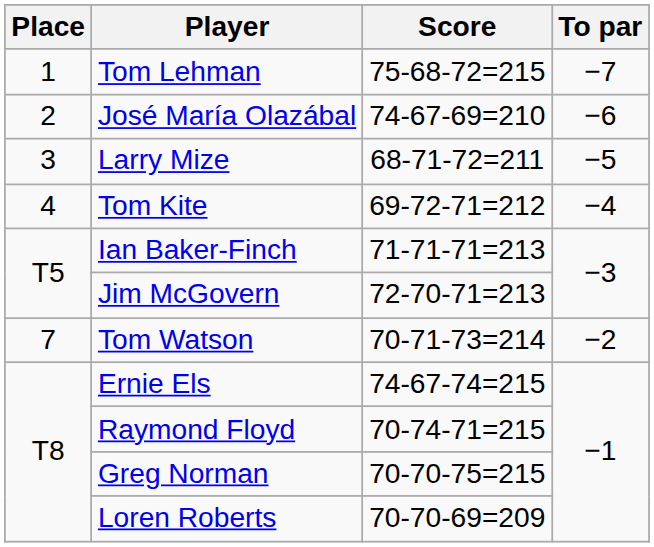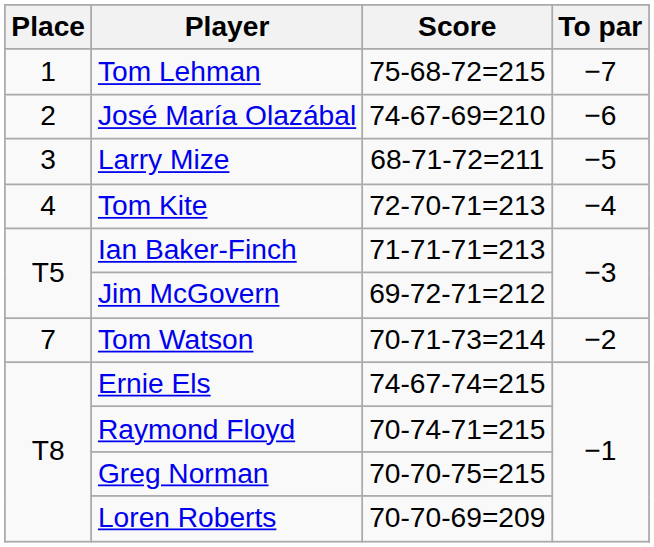(457, 205) 69-72-71=212 -> (457, 205) 72-70-71=213
(457, 294) 72-70-71=213 -> (457, 294) 69-72-71=212
